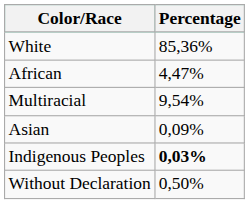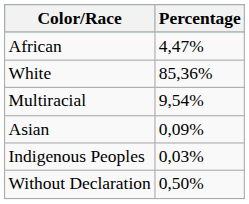rows swapped: (30, 45) <-> (35, 73)
(183, 156) bold -> (181, 156) normal
